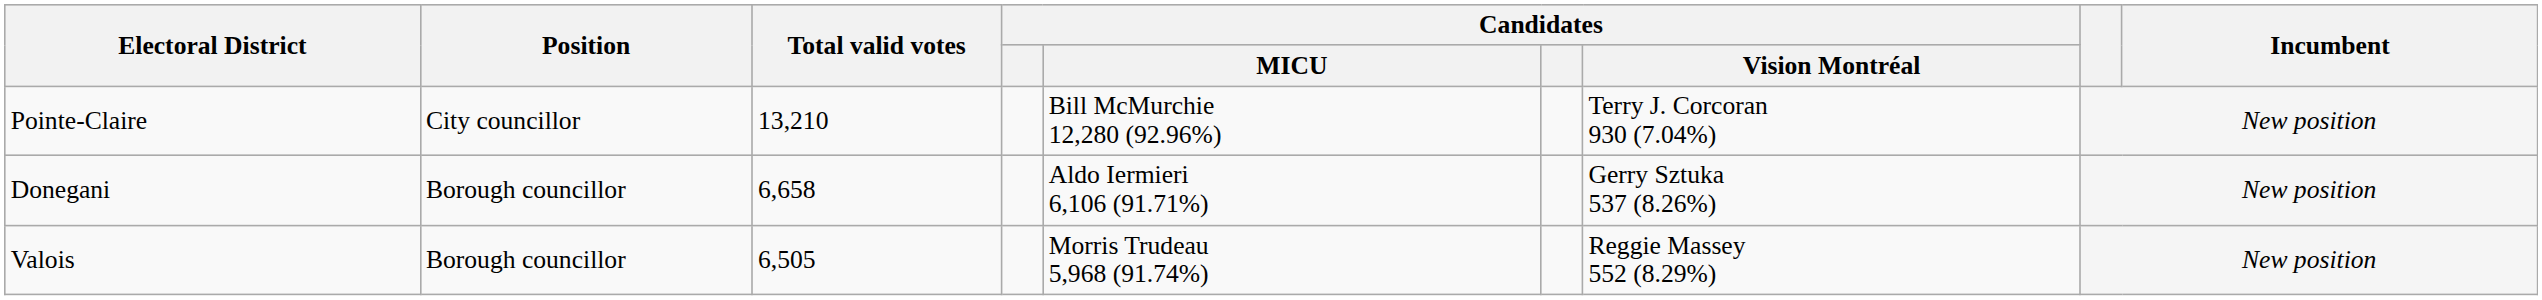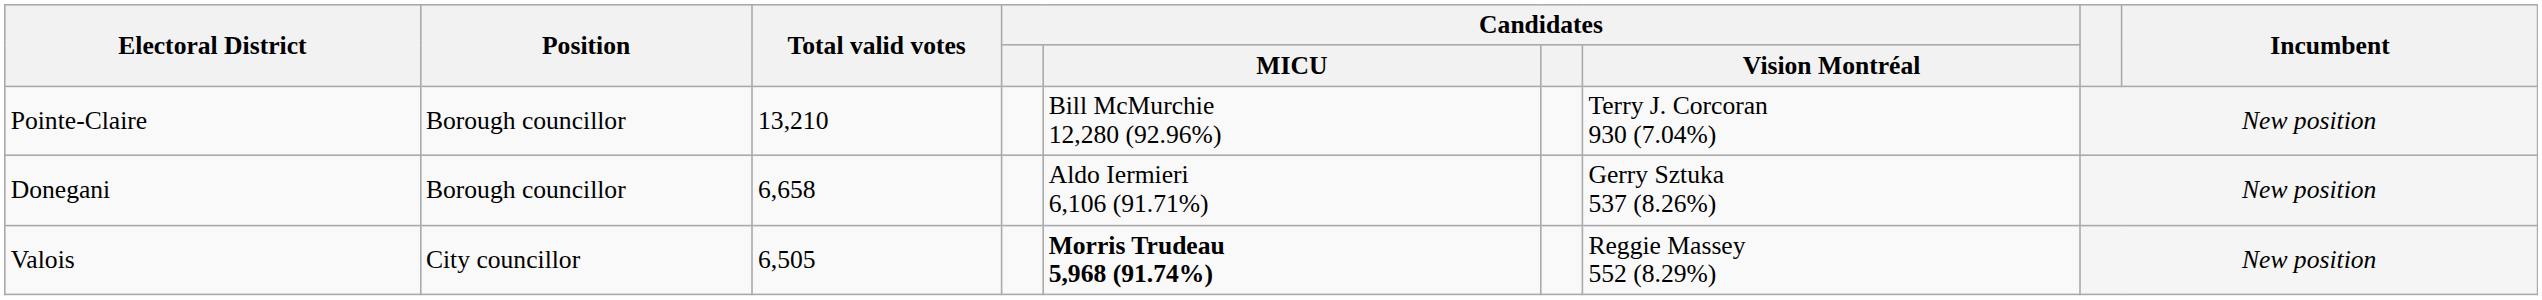(503, 120) City councillor -> (526, 120) Borough councillor
(526, 259) Borough councillor -> (503, 259) City councillor
(1129, 259) normal -> (1137, 259) bold
